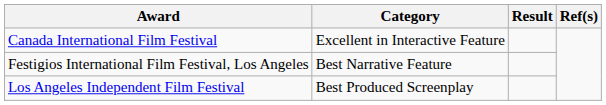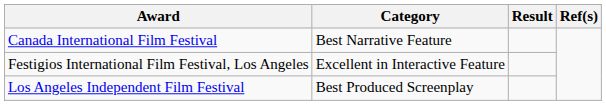(410, 40) Excellent in Interactive Feature -> (384, 40) Best Narrative Feature
(384, 64) Best Narrative Feature -> (410, 64) Excellent in Interactive Feature
